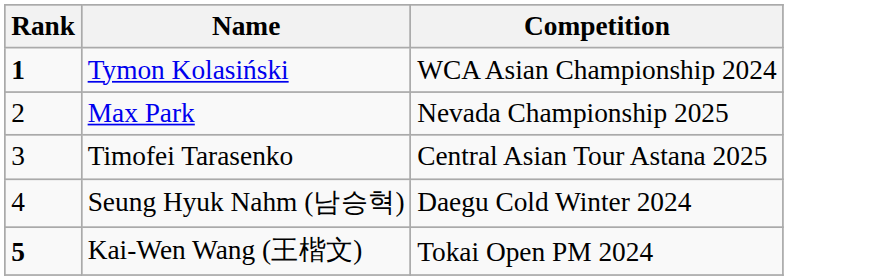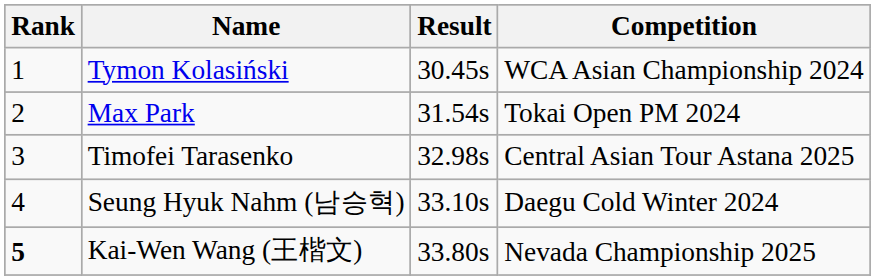+ column: (454, 26)
(18, 69) bold -> (18, 69) normal
(573, 112) Nevada Championship 2025 -> (622, 112) Tokai Open PM 2024
(535, 250) Tokai Open PM 2024 -> (660, 250) Nevada Championship 2025
